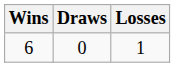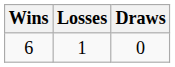columns swapped: (141, 18) <-> (82, 18)
